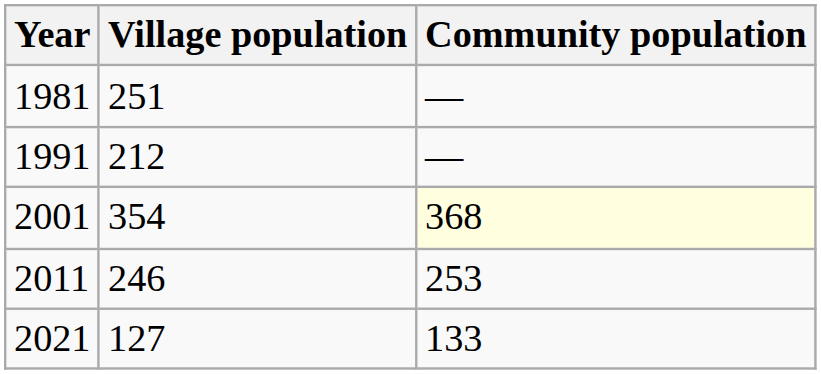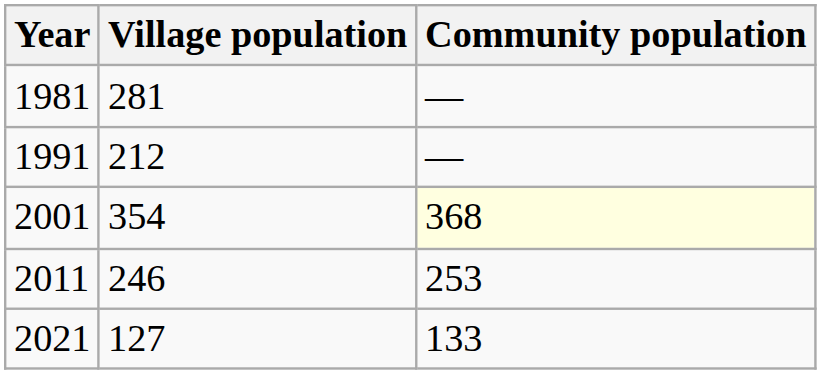(137, 95) 251 -> (137, 95) 281
